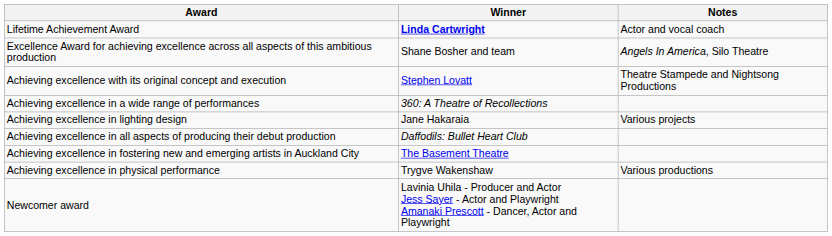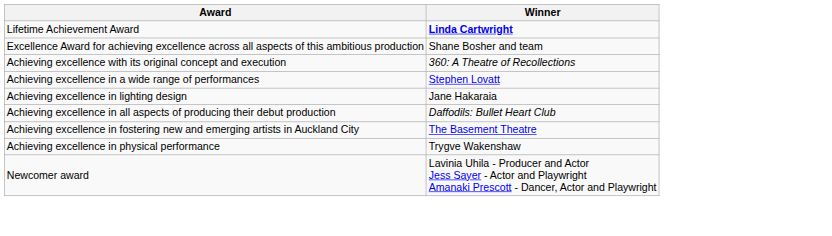- column: (723, 12)
(436, 80) Stephen Lovatt -> (502, 63) 360: A Theatre of Recollections
(474, 103) 360: A Theatre of Recollections -> (464, 79) Stephen Lovatt
